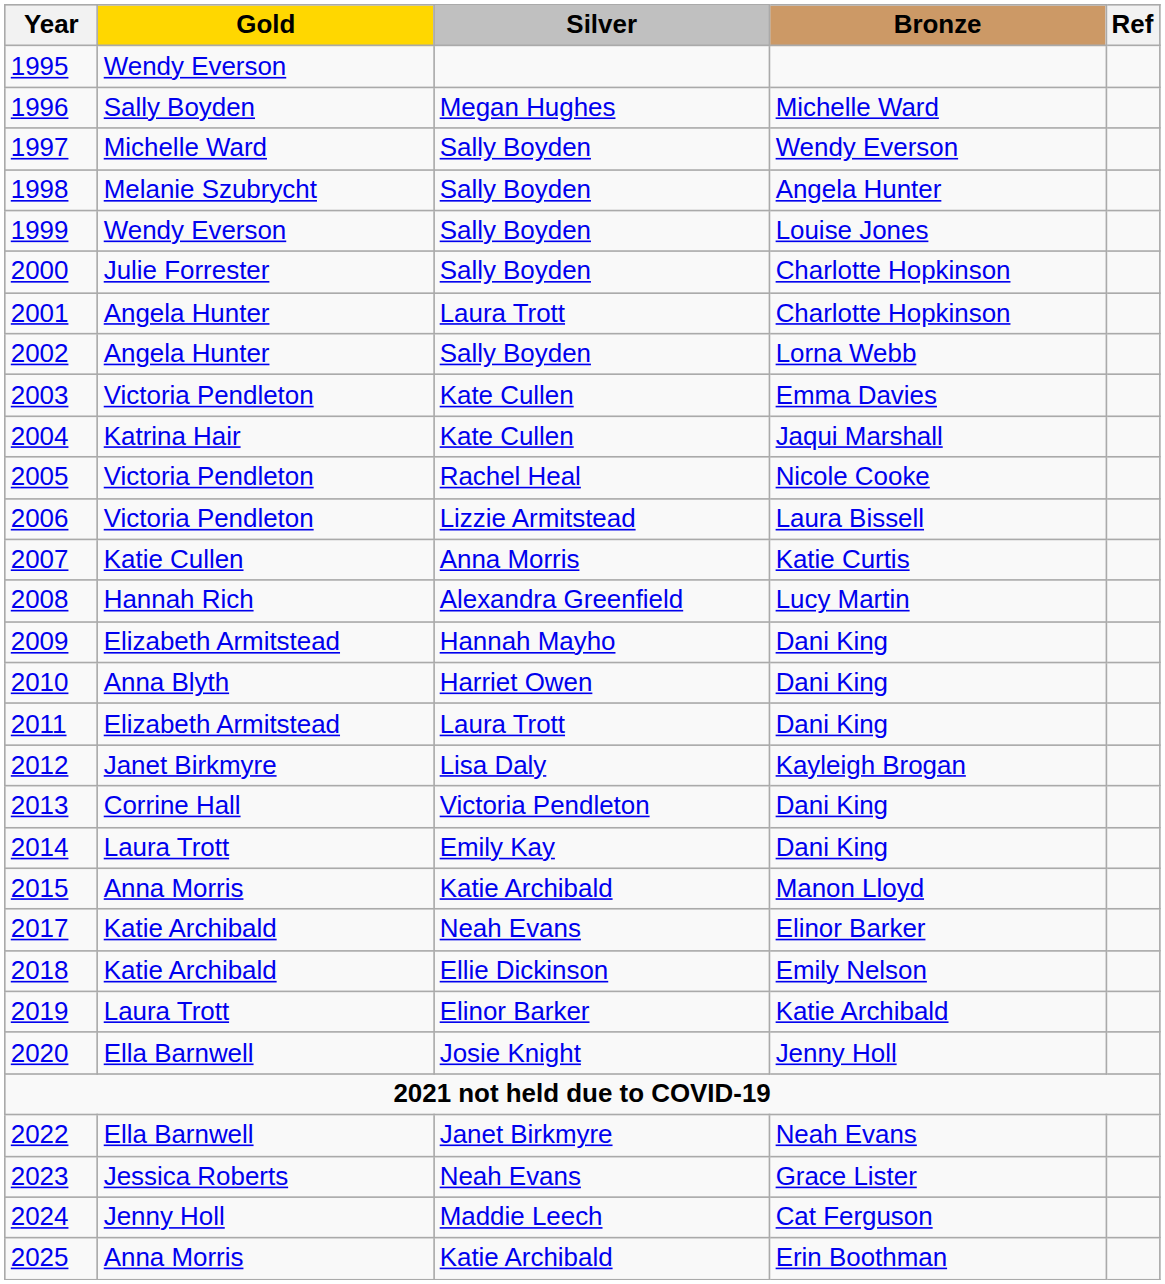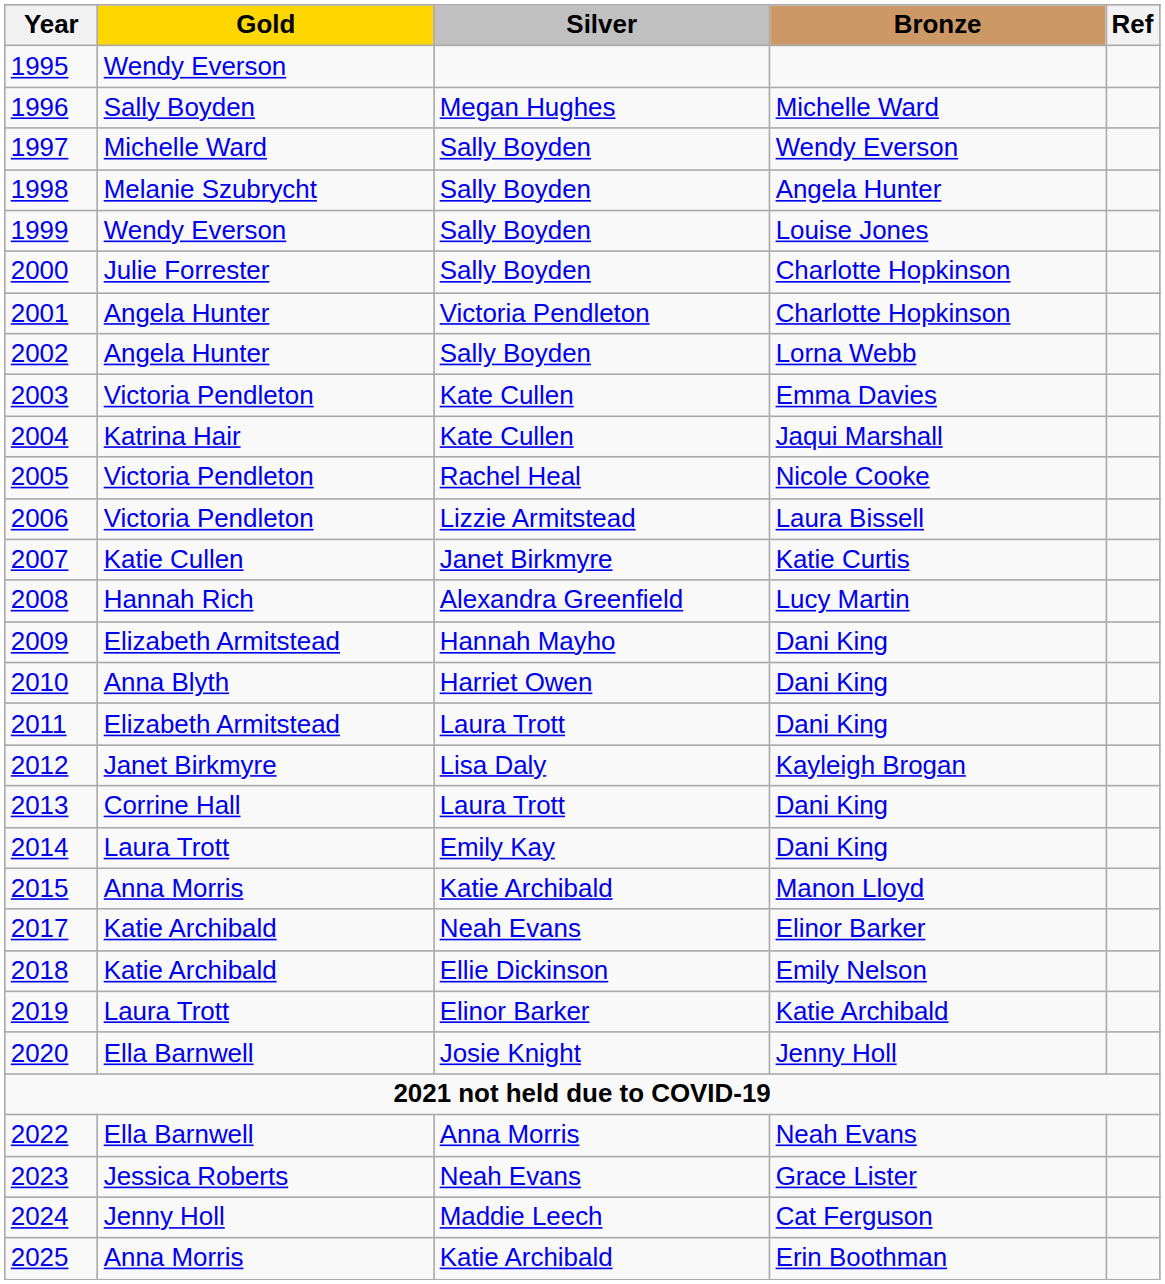(502, 312) Laura Trott -> (545, 312) Victoria Pendleton
(510, 559) Anna Morris -> (526, 559) Janet Birkmyre
(545, 806) Victoria Pendleton -> (502, 806) Laura Trott
(526, 1134) Janet Birkmyre -> (510, 1134) Anna Morris
